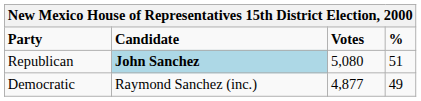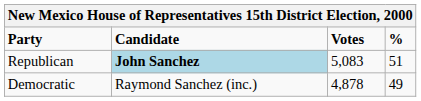(347, 61) 5,080 -> (347, 61) 5,083
(347, 84) 4,877 -> (347, 84) 4,878
